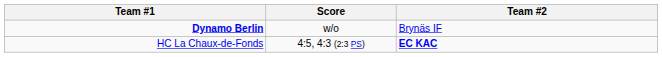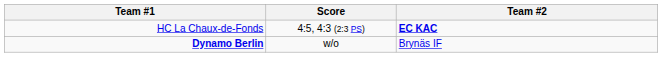rows swapped: (210, 44) <-> (228, 28)
